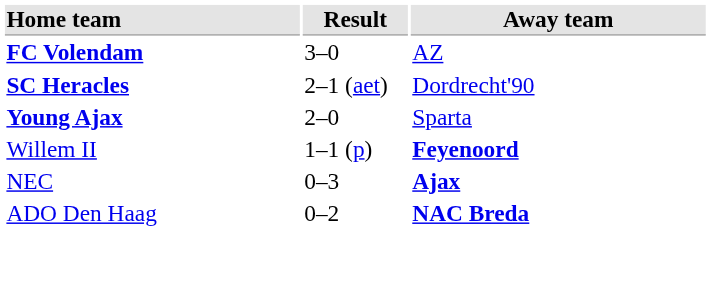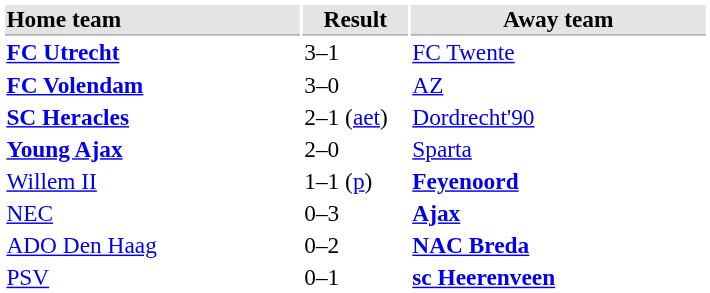+ row: (63, 52)
+ row: (28, 277)
